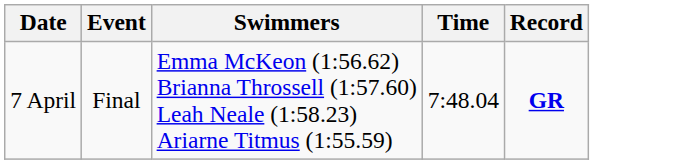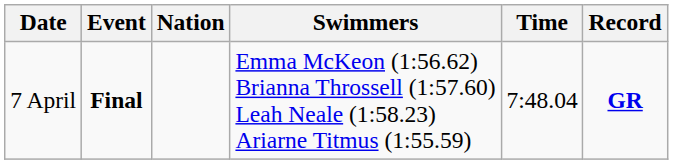+ column: (191, 23)
(116, 100) normal -> (116, 100) bold
